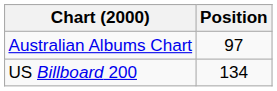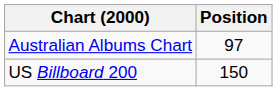(234, 72) 134 -> (234, 72) 150
